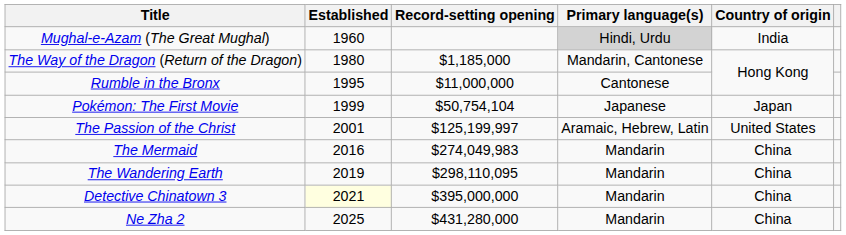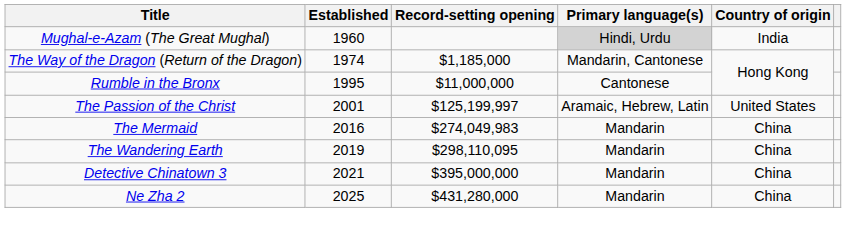(348, 60) 1980 -> (348, 60) 1974
- row: (155, 106)
(348, 196) lightyellow background -> (348, 173) no background
